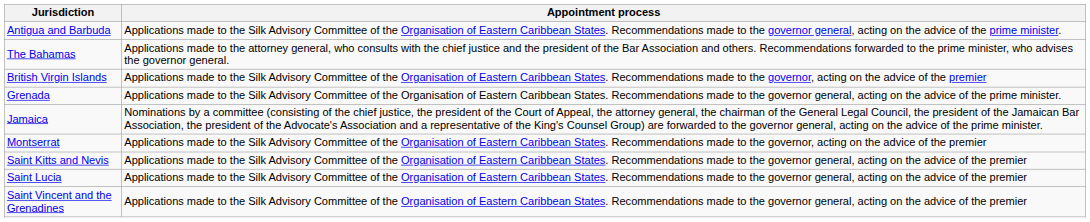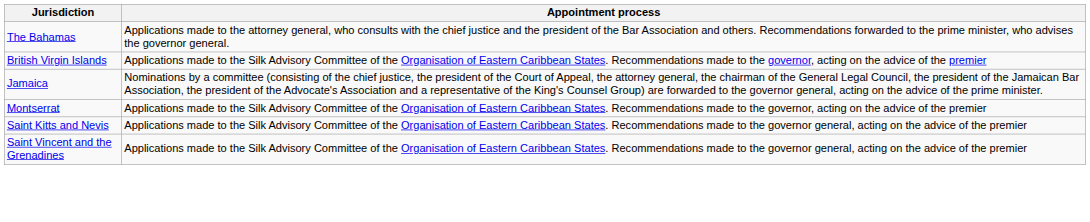- row: (59, 30)
- row: (28, 95)
- row: (34, 178)
